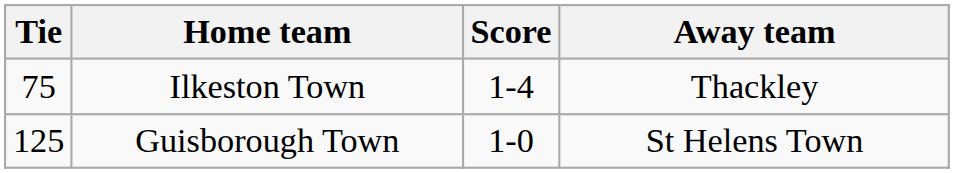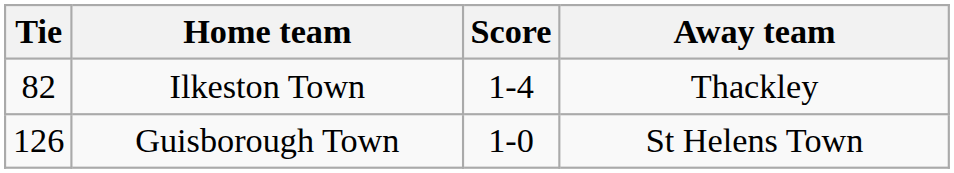(39, 85) 75 -> (39, 85) 82
(39, 140) 125 -> (39, 140) 126
